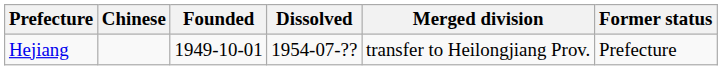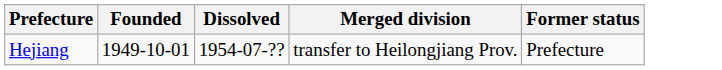- column: (134, 19)
